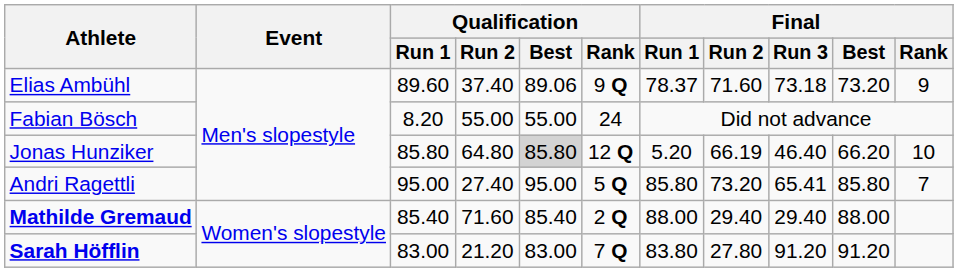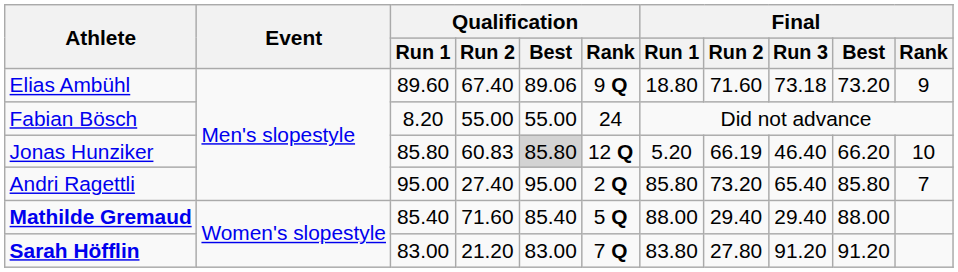(487, 86) 37.40 -> (487, 86) 67.40
(672, 86) 78.37 -> (672, 86) 18.80
(487, 152) 64.80 -> (487, 152) 60.83
(611, 185) 5 Q -> (611, 185) 2 Q
(800, 185) 65.41 -> (800, 185) 65.40
(611, 218) 2 Q -> (611, 218) 5 Q
